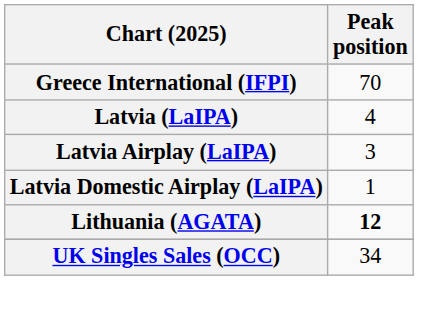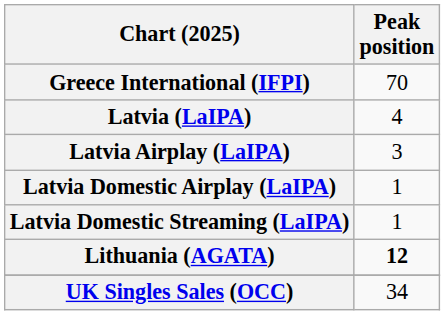+ row: (180, 221)
